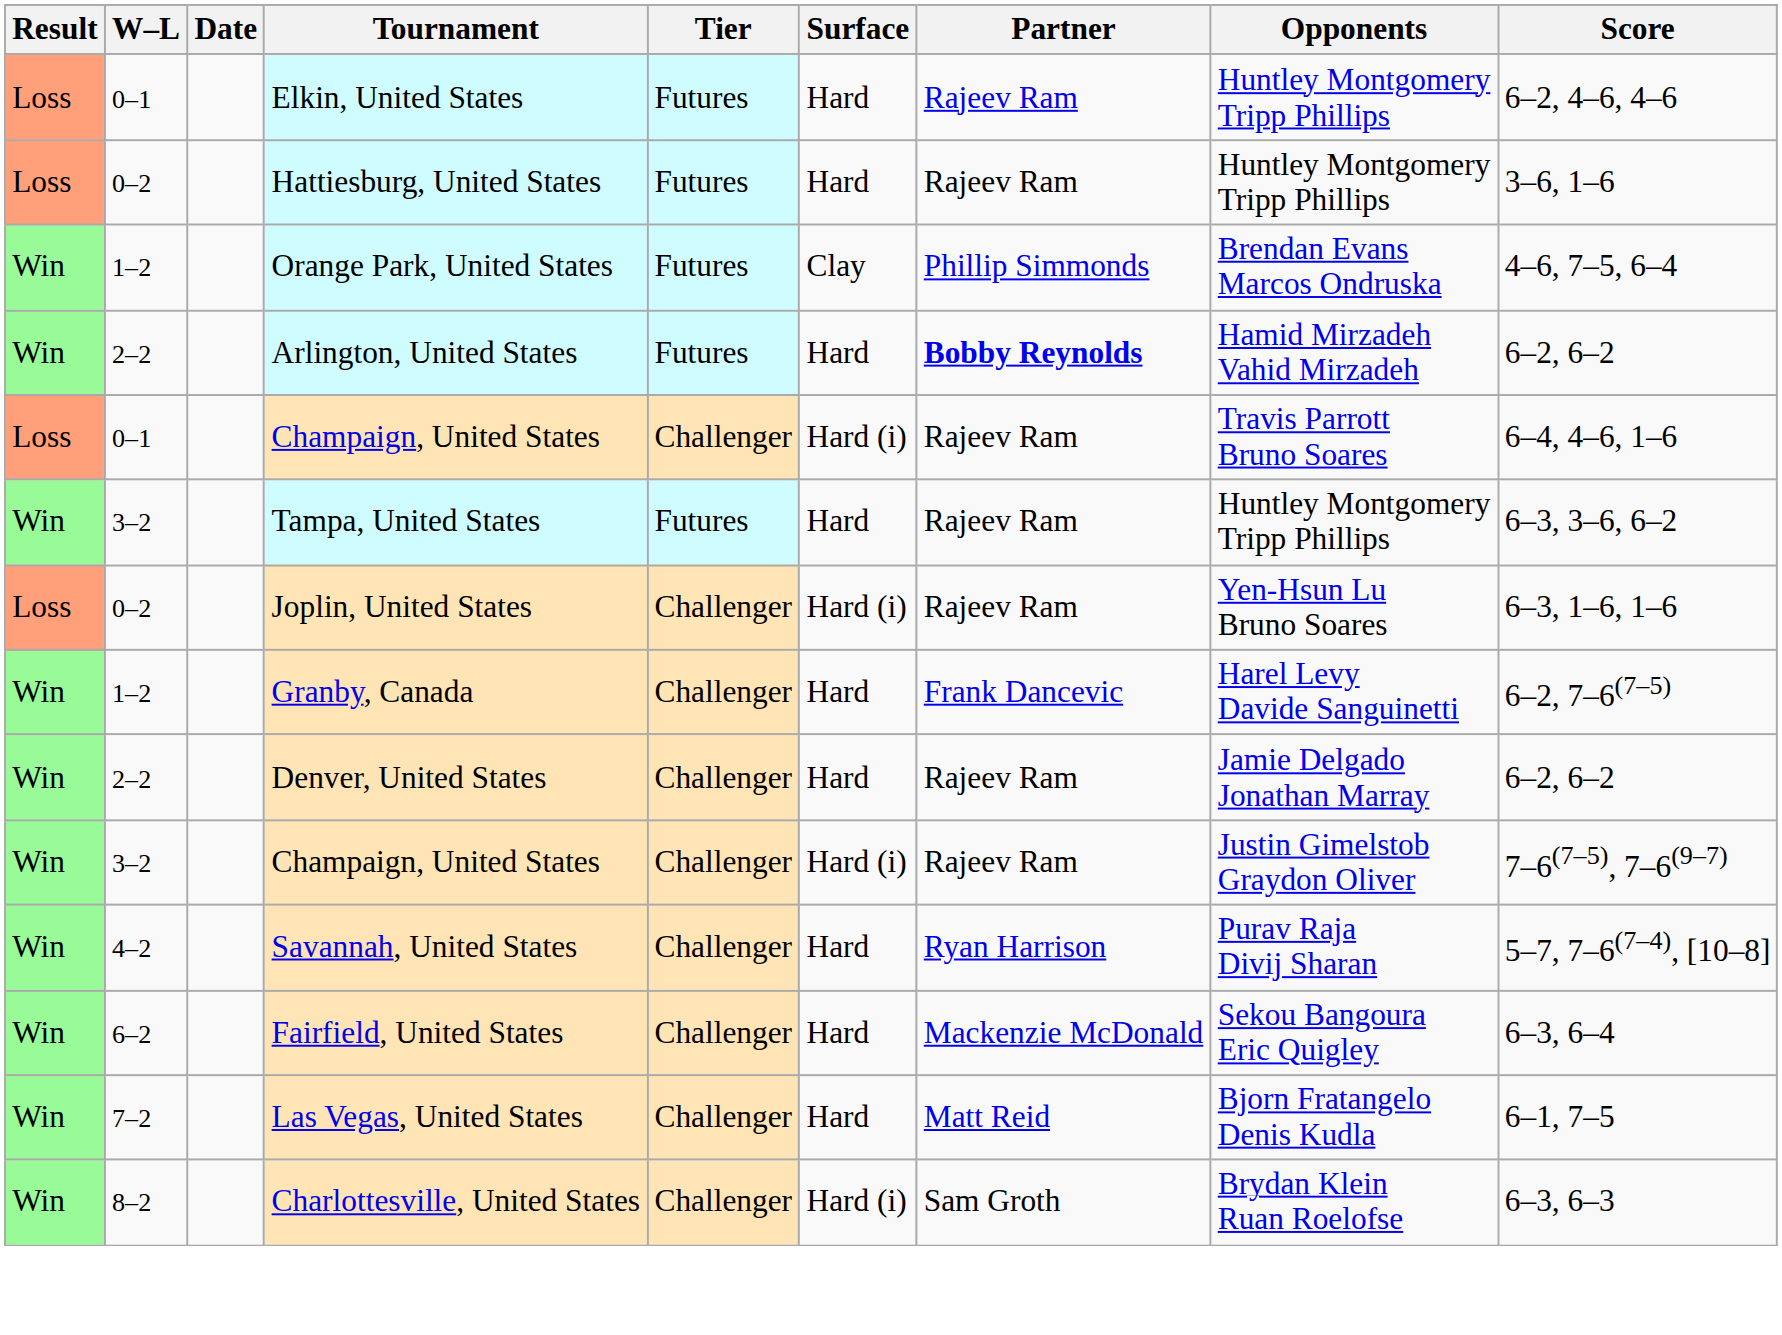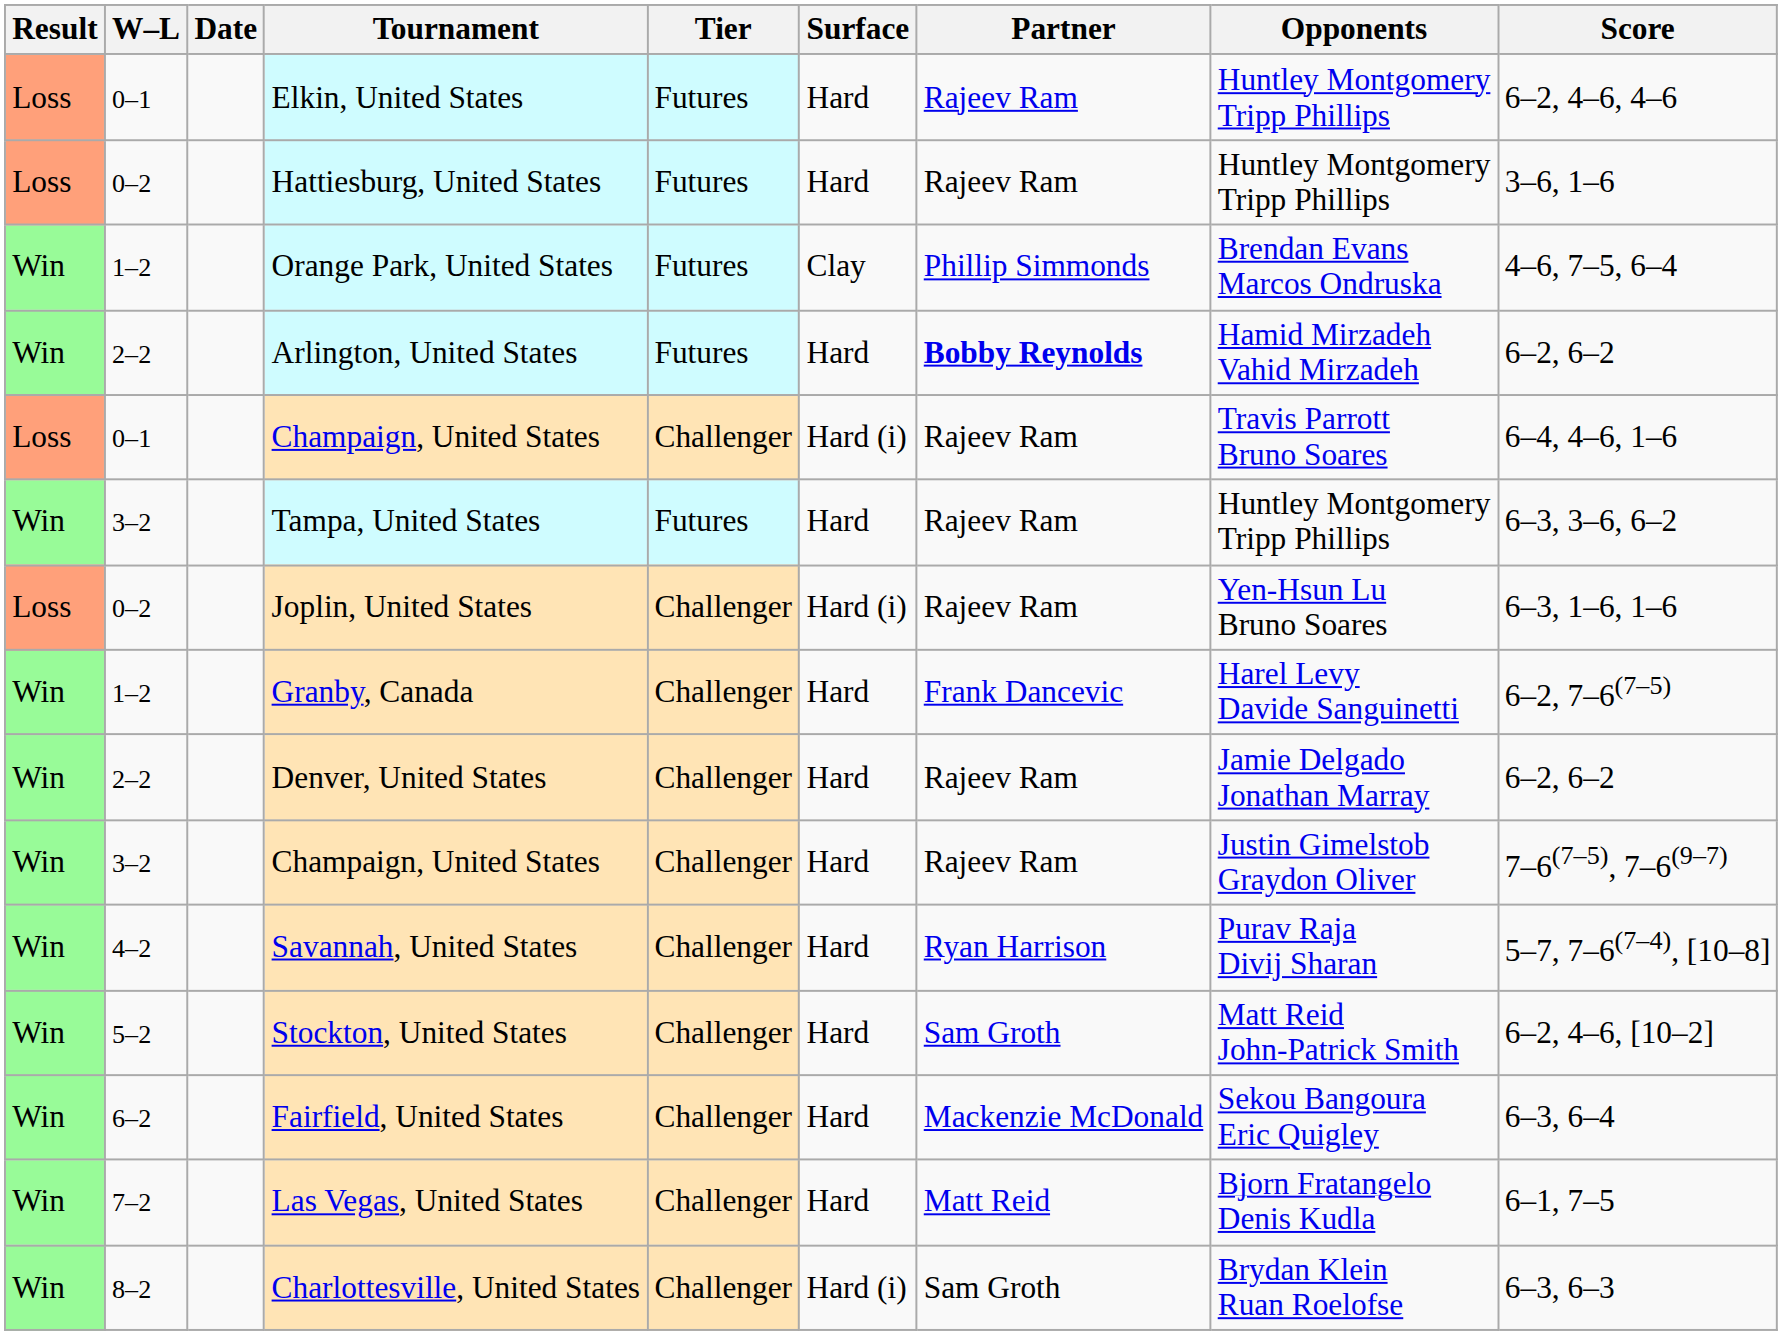(857, 861) Hard (i) -> (838, 861) Hard
+ row: (132, 1033)
